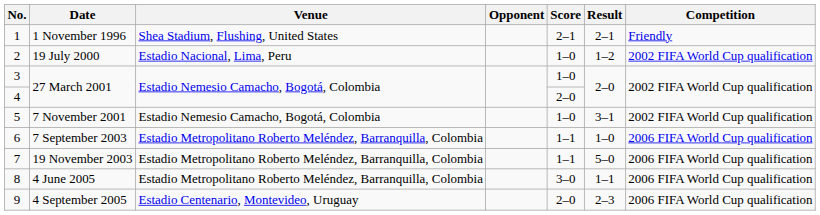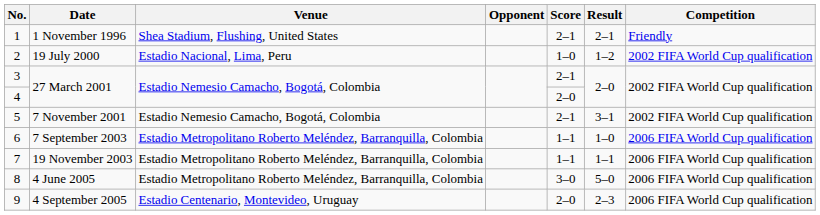(566, 76) 1–0 -> (566, 76) 2–1
(566, 117) 1–0 -> (566, 117) 2–1
(605, 158) 5–0 -> (605, 158) 1–1
(605, 179) 1–1 -> (605, 179) 5–0
